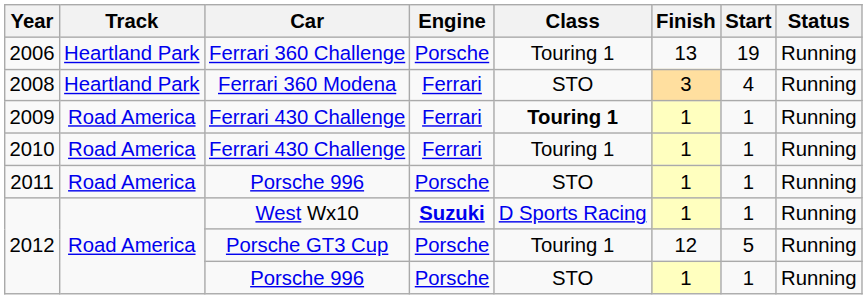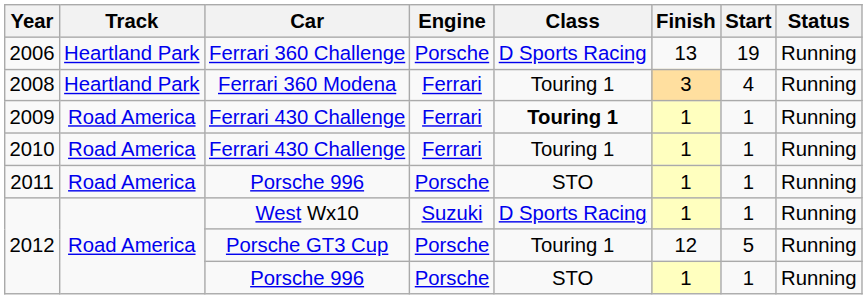(573, 53) Touring 1 -> (573, 53) D Sports Racing
(573, 85) STO -> (573, 85) Touring 1
(452, 214) bold -> (452, 214) normal
